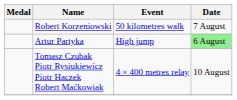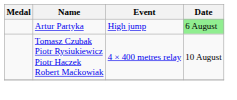- row: (73, 26)
